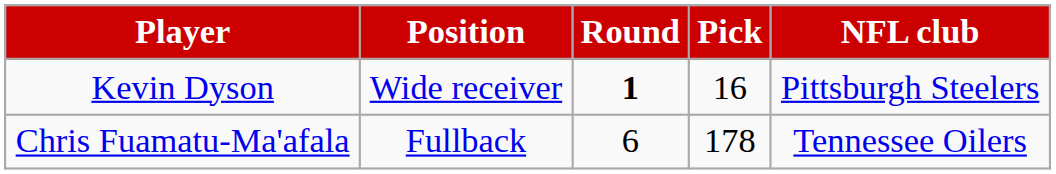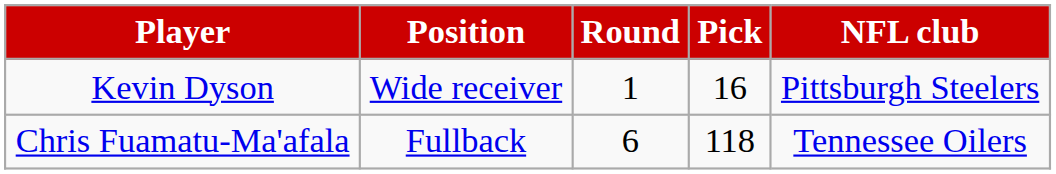(630, 86) bold -> (630, 86) normal
(730, 140) 178 -> (730, 140) 118
